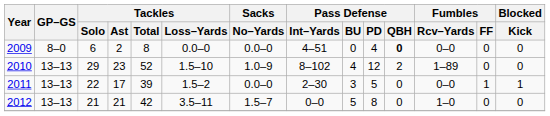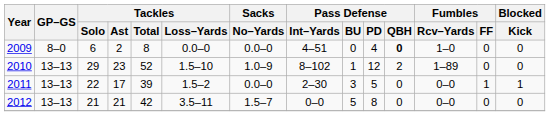(446, 48) 0–0 -> (446, 48) 1–0
(353, 66) 4 -> (353, 66) 1
(446, 102) 1–0 -> (446, 102) 0–0
